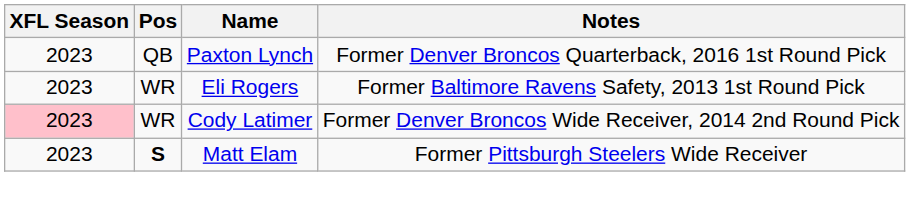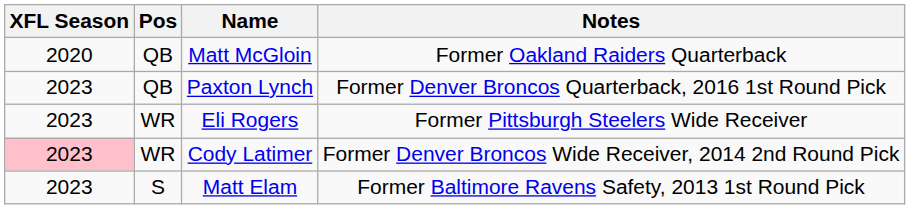+ row: (250, 54)
(611, 87) Former Baltimore Ravens Safety, 2013 1st Round Pick -> (611, 120) Former Pittsburgh Steelers Wide Receiver
(158, 154) bold -> (158, 187) normal
(611, 154) Former Pittsburgh Steelers Wide Receiver -> (611, 187) Former Baltimore Ravens Safety, 2013 1st Round Pick
